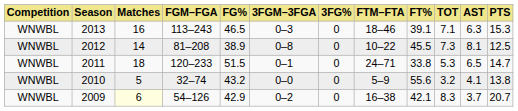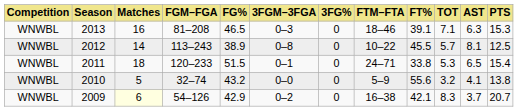(191, 30) 113–243 -> (191, 30) 81–208
(191, 47) 81–208 -> (191, 47) 113–243
(448, 47) 7.3 -> (448, 47) 5.7
(500, 64) 14.7 -> (500, 64) 15.4
